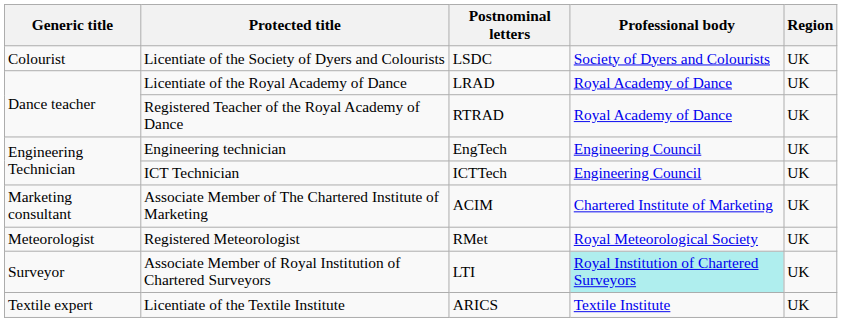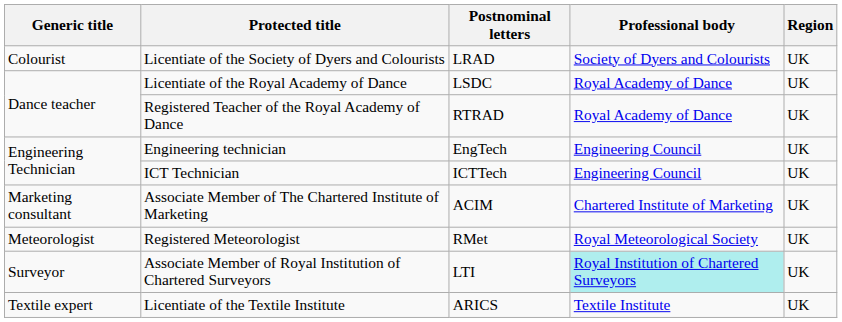(472, 58) LSDC -> (474, 58) LRAD
(474, 82) LRAD -> (472, 82) LSDC
